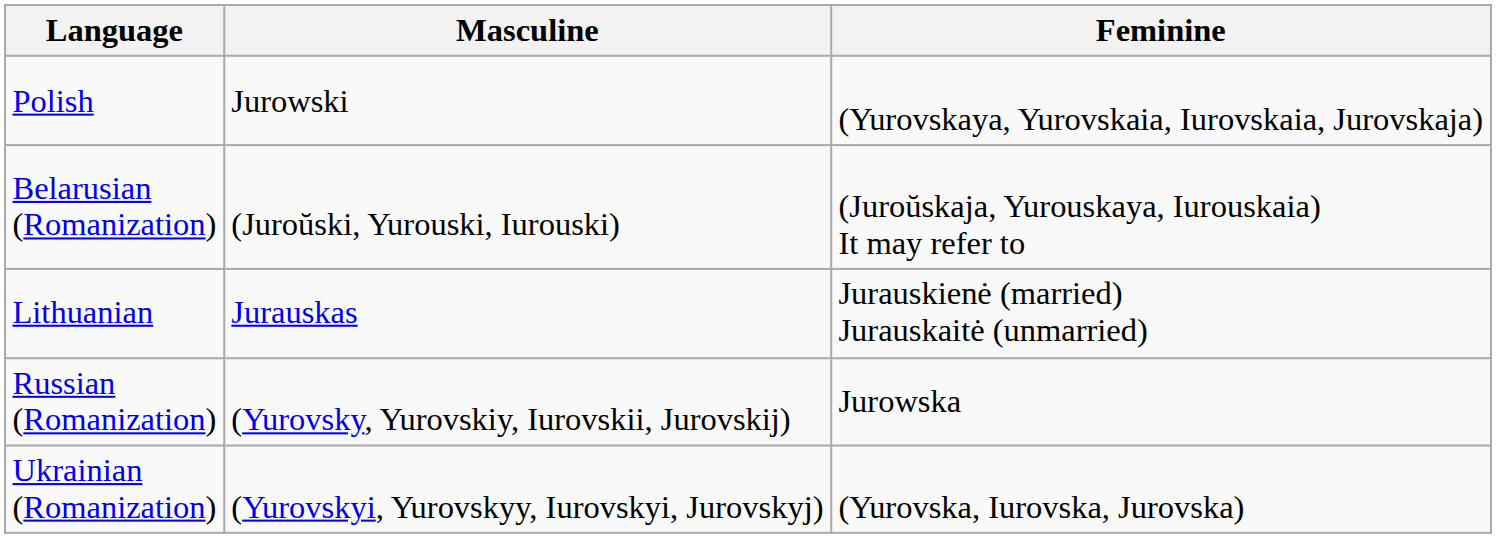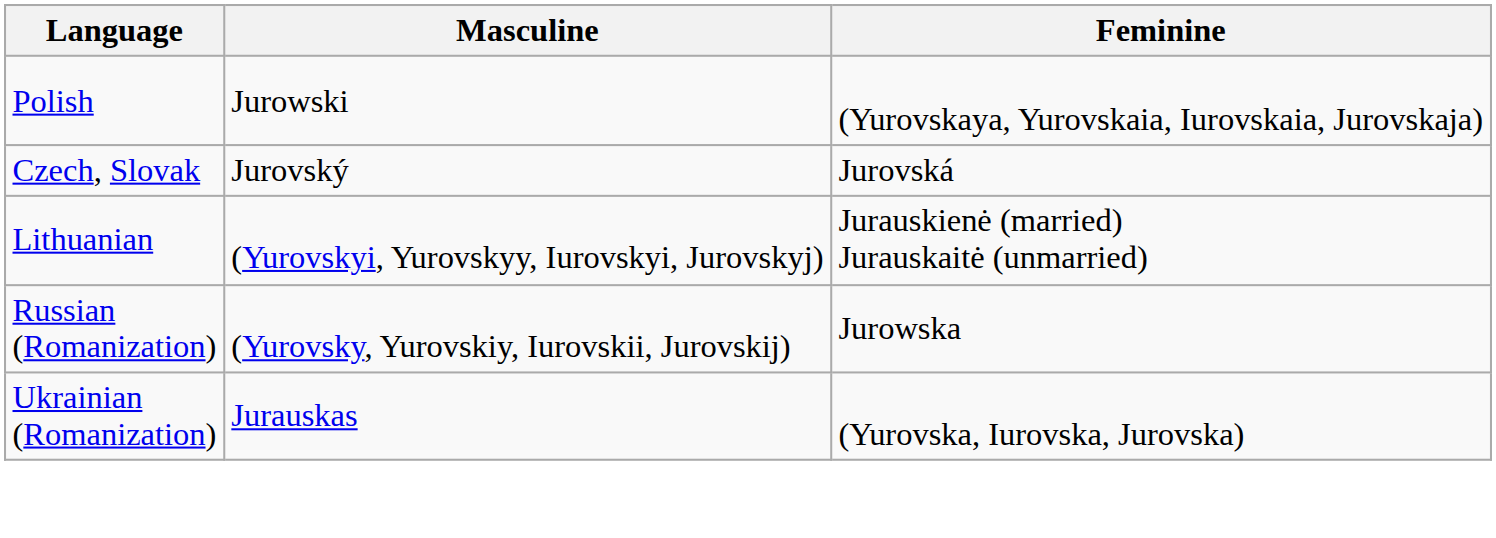- row: (114, 206)
+ row: (106, 169)
(294, 312) Jurauskas -> (527, 257) (Yurovskyi, Yurovskyy, Iurovskyi, Jurovskyj)
(527, 507) (Yurovskyi, Yurovskyy, Iurovskyi, Jurovskyj) -> (294, 415) Jurauskas
